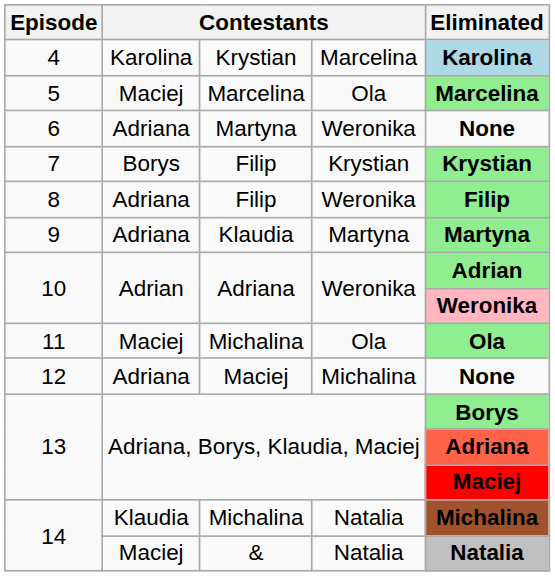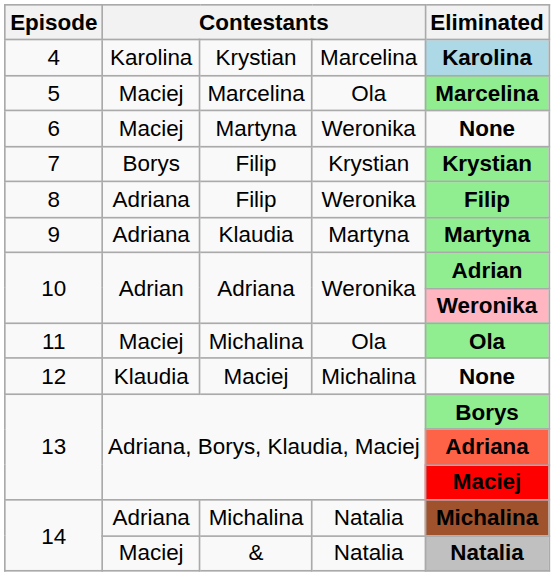(151, 128) Adriana -> (151, 128) Maciej
(151, 376) Adriana -> (151, 376) Klaudia
(151, 517) Klaudia -> (151, 517) Adriana
